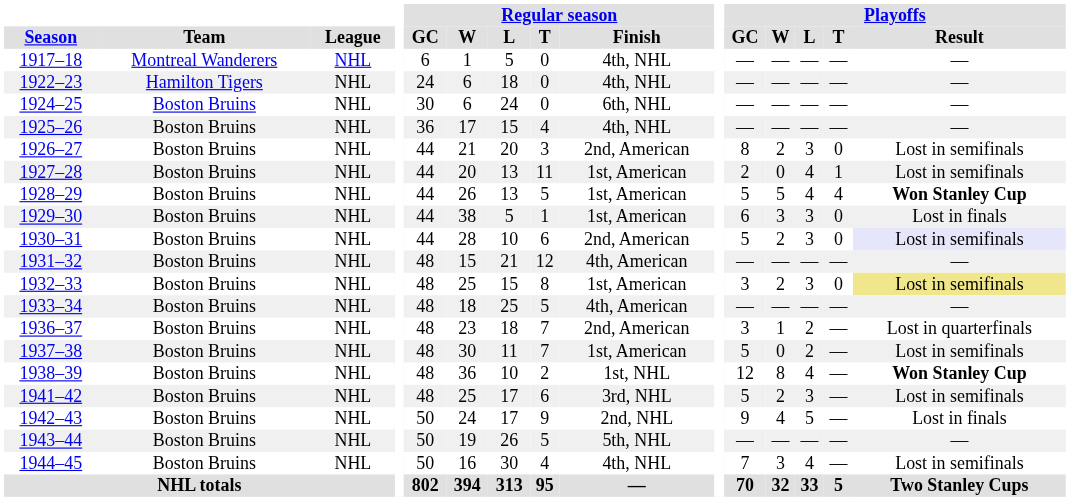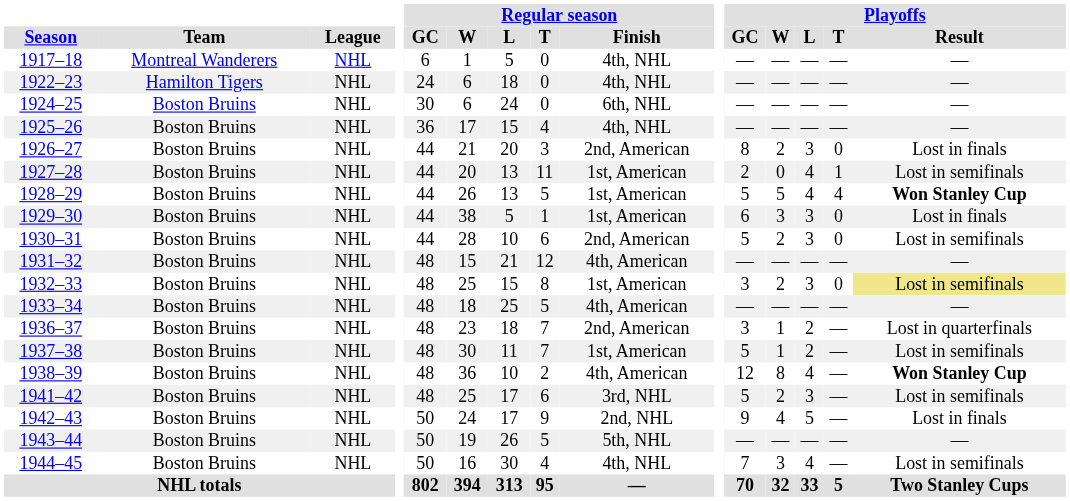(959, 149) Lost in semifinals -> (959, 149) Lost in finals
(959, 239) lavender background -> (959, 239) no background
(780, 351) 0 -> (780, 351) 1
(637, 373) 1st, NHL -> (637, 373) 4th, American
